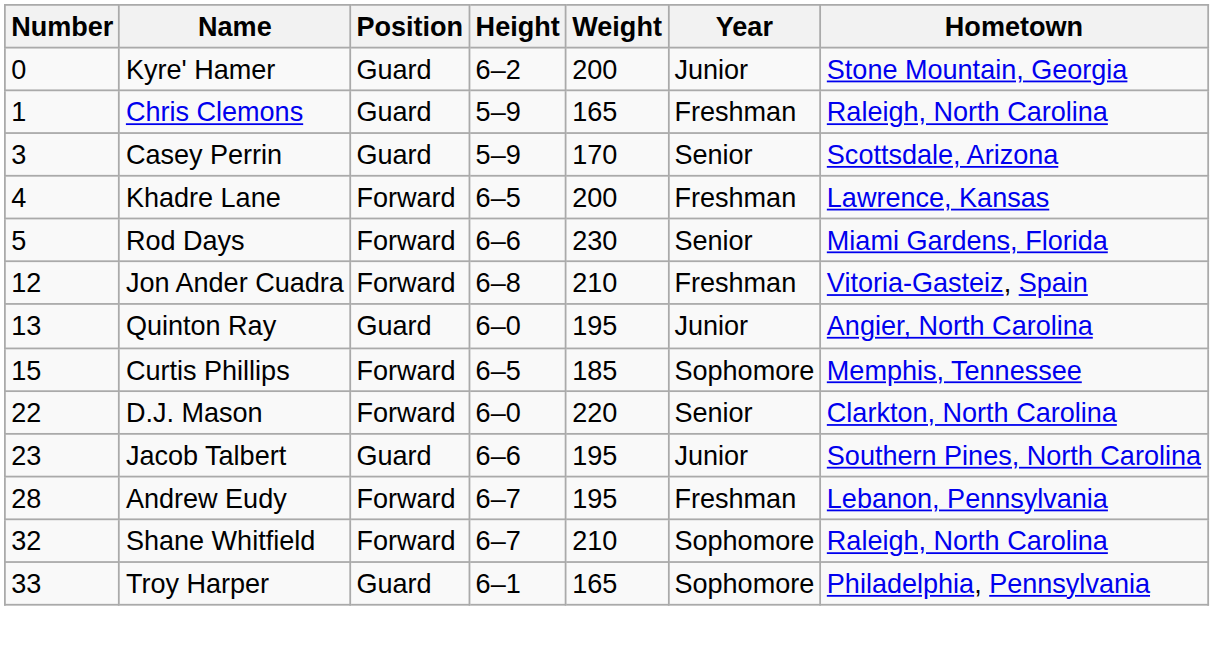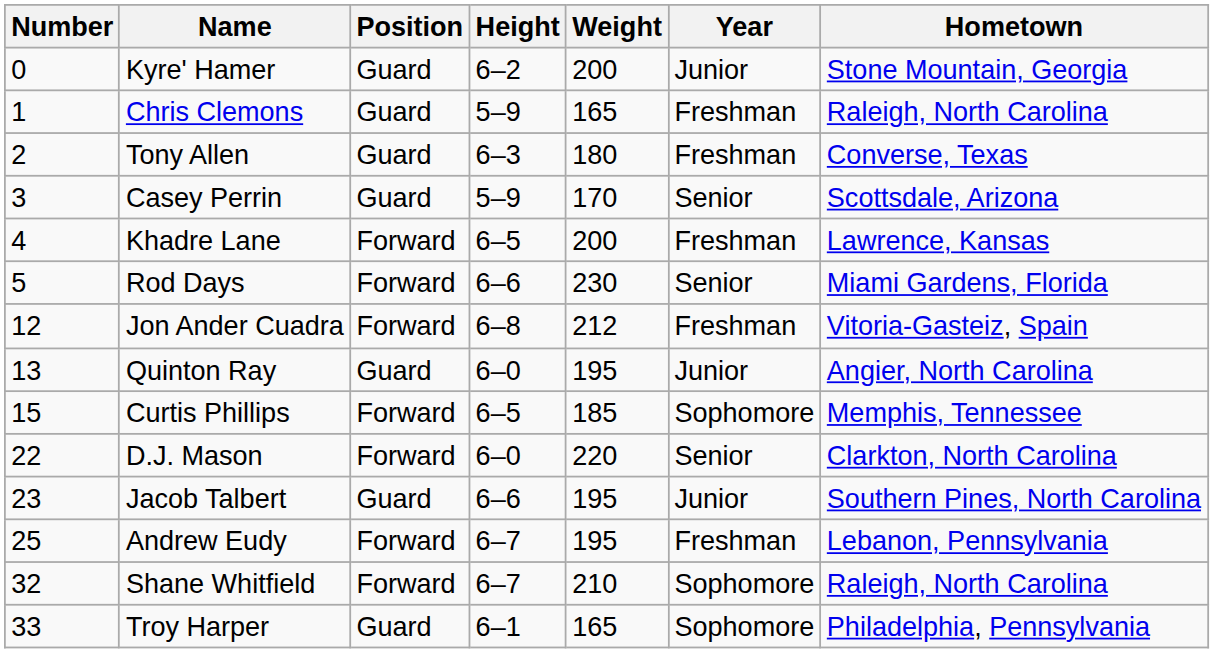+ row: (188, 155)
(595, 283) 210 -> (595, 326) 212
(26, 498) 28 -> (26, 540) 25
